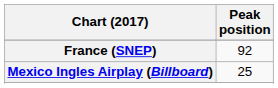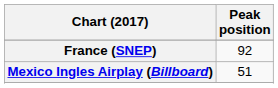(245, 72) 25 -> (245, 72) 51
